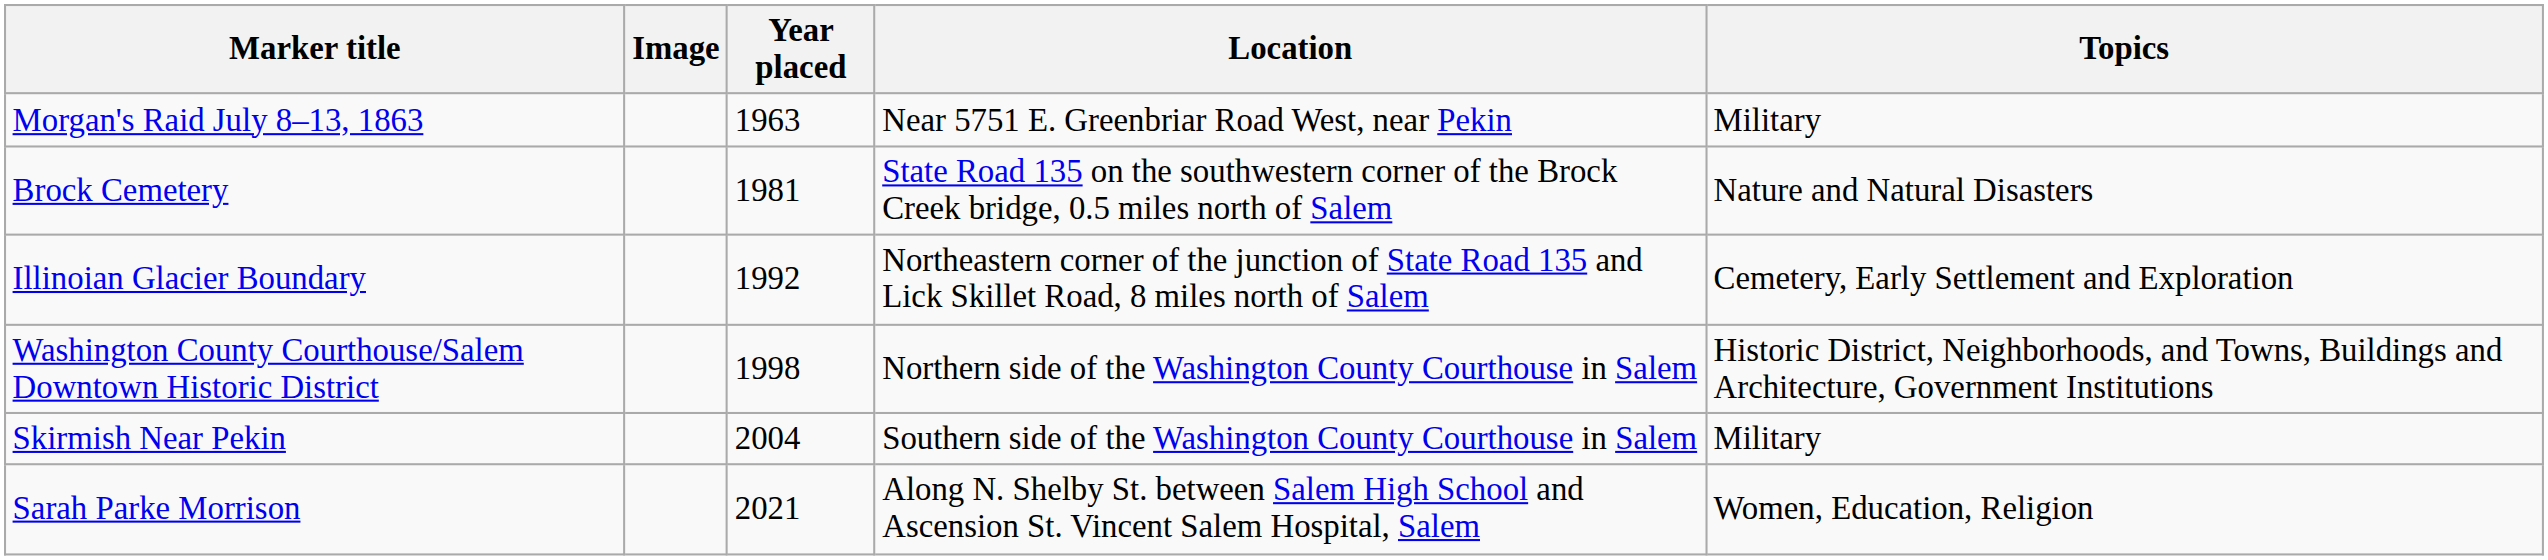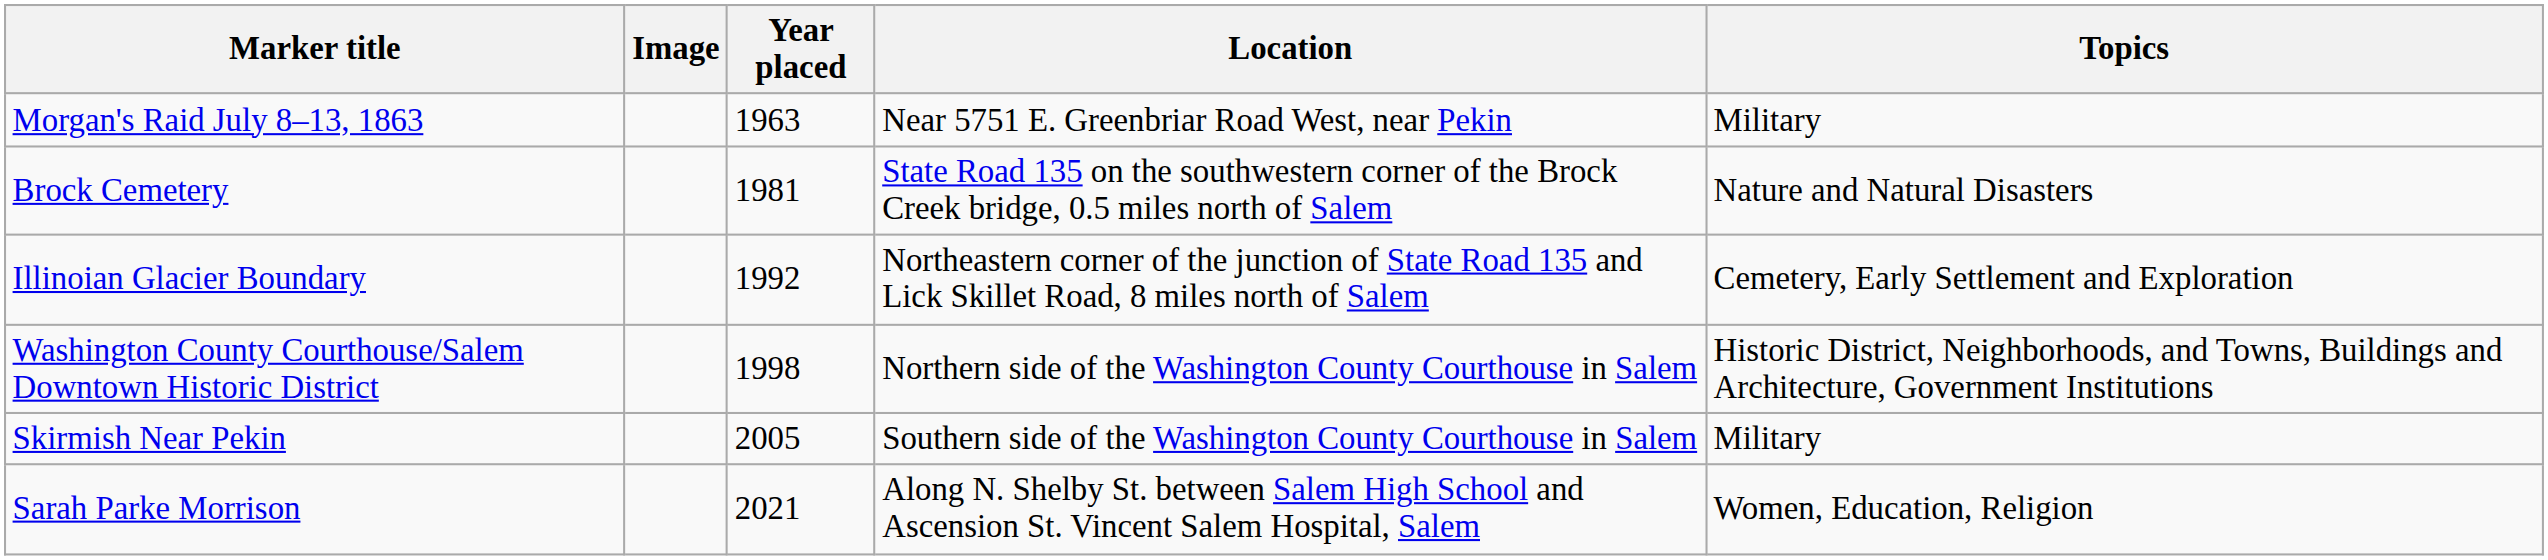(768, 438) 2004 -> (768, 438) 2005
